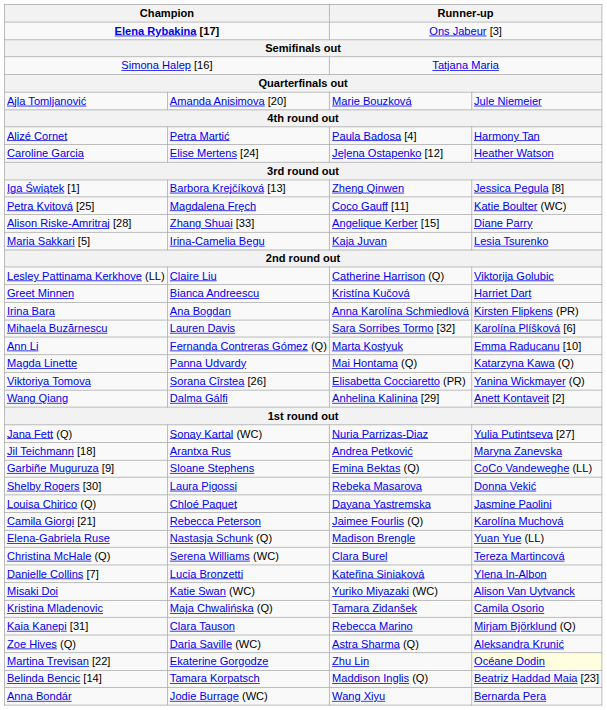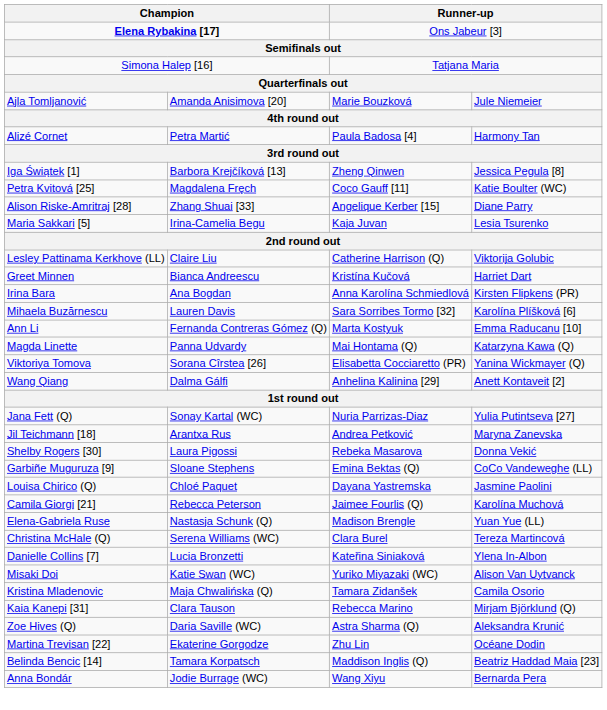- row: (45, 154)
rows swapped: (61, 469) <-> (54, 487)
(509, 662) lightyellow background -> (509, 644) no background
